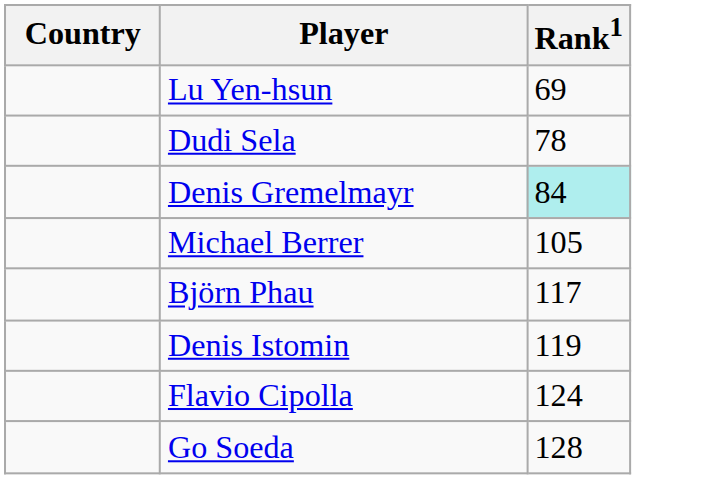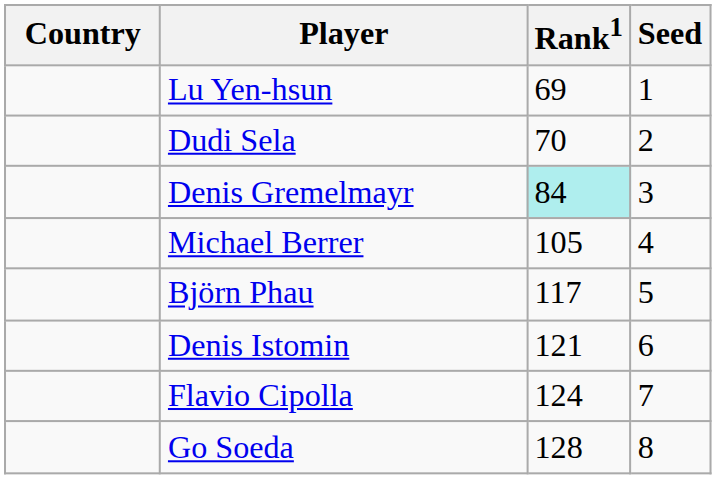+ column: (670, 34)
(551, 140) 78 -> (551, 140) 70
(558, 344) 119 -> (559, 344) 121
